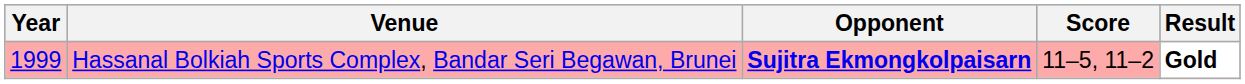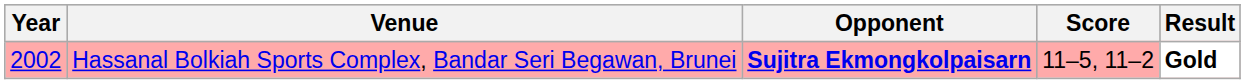(36, 60) 1999 -> (36, 60) 2002
